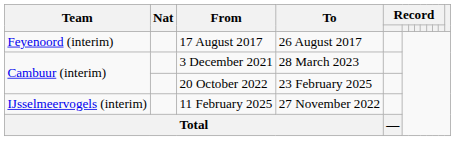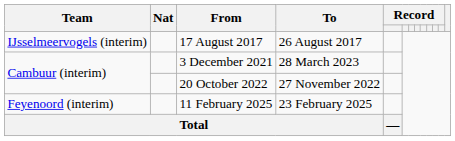(60, 41) Feyenoord (interim) -> (77, 41) IJsselmeervogels (interim)
(325, 83) 23 February 2025 -> (329, 83) 27 November 2022
(77, 104) IJsselmeervogels (interim) -> (60, 104) Feyenoord (interim)
(329, 104) 27 November 2022 -> (325, 104) 23 February 2025
